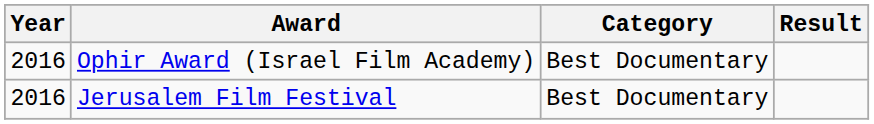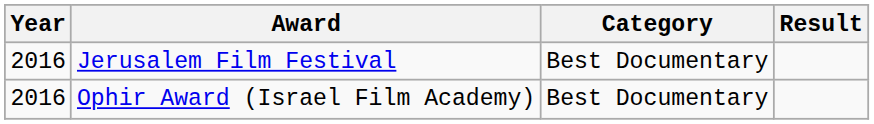rows swapped: (237, 99) <-> (306, 61)
